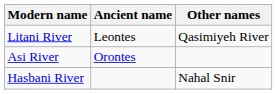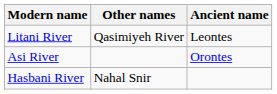columns swapped: (224, 15) <-> (133, 15)
